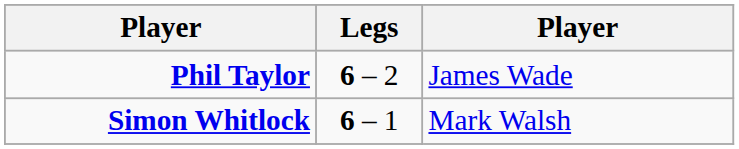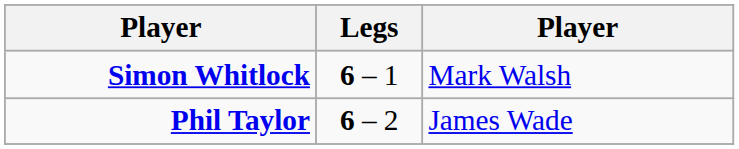rows swapped: (240, 74) <-> (209, 120)
